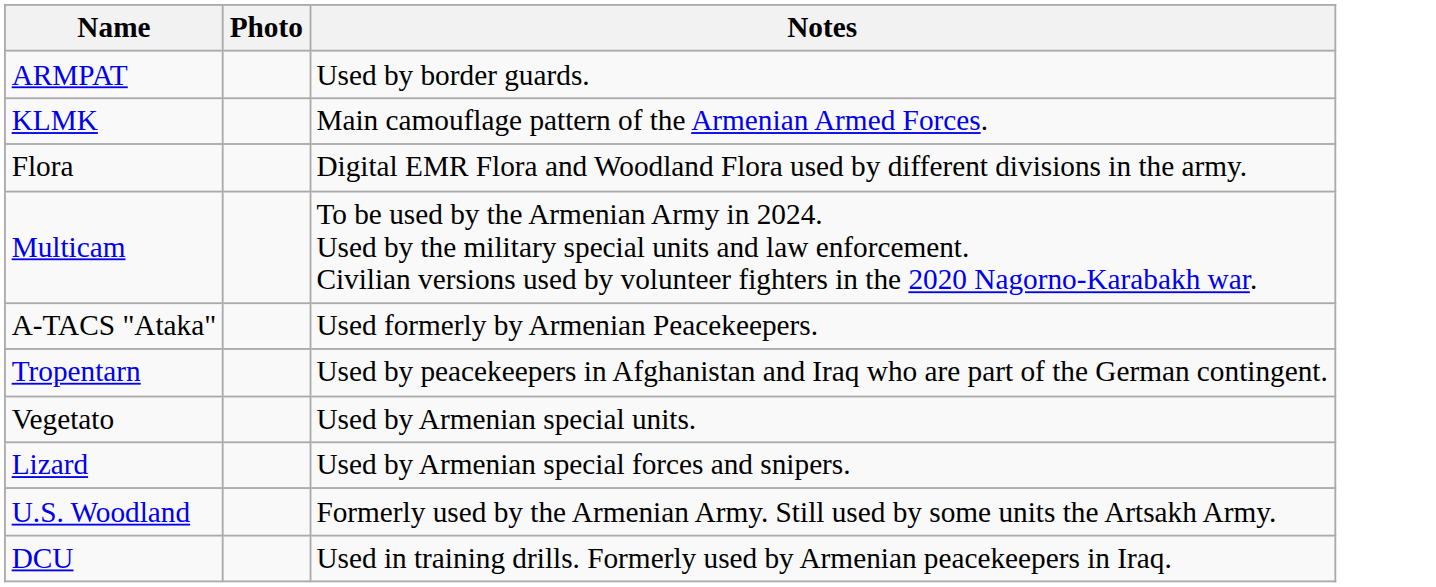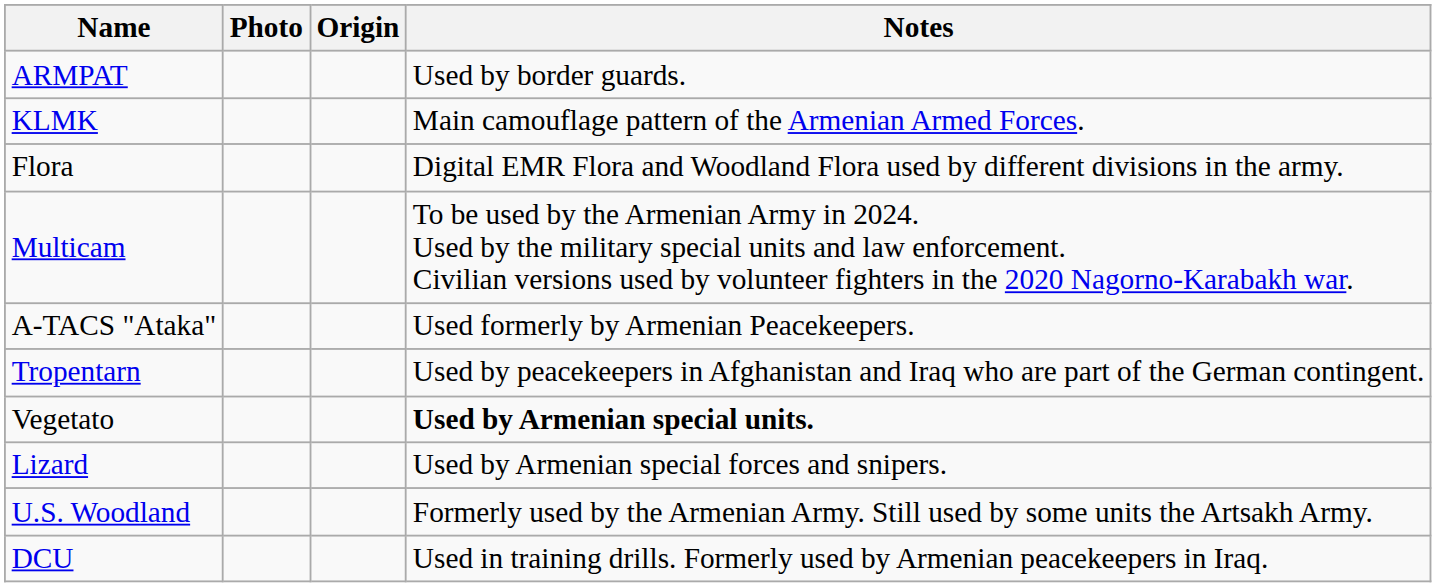+ column: (358, 27)
(506, 418) normal -> (613, 418) bold
